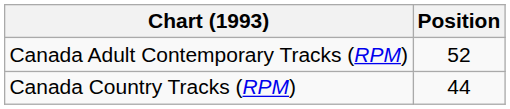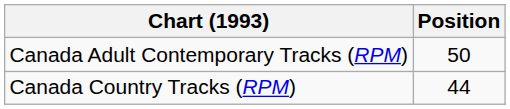(459, 54) 52 -> (459, 54) 50
